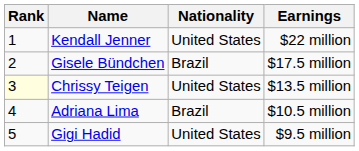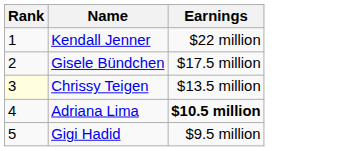- column: (216, 16)
(309, 110) normal -> (216, 110) bold
